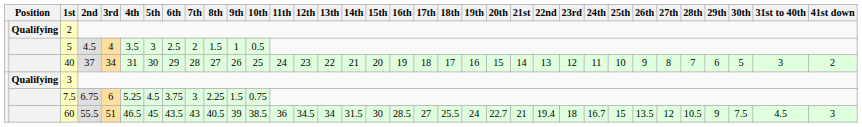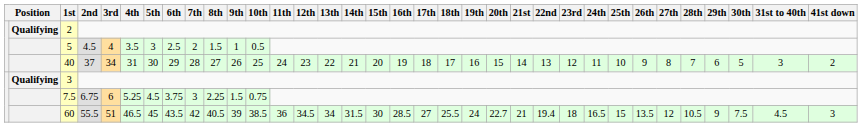(195, 113) 43 -> (195, 113) 42
(596, 113) 16.7 -> (596, 113) 16.5
